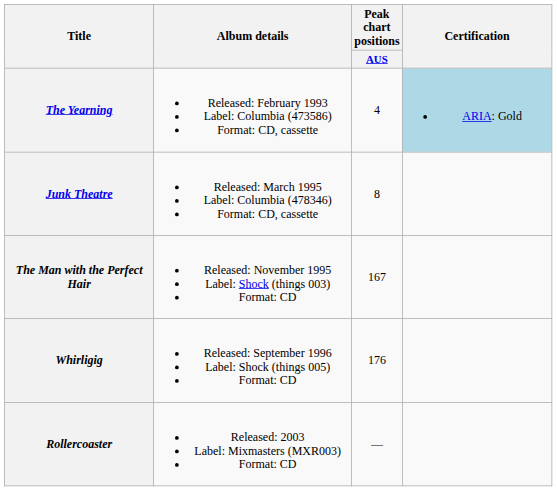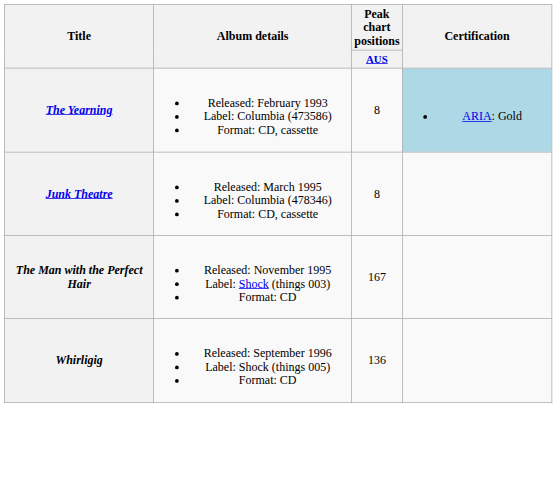(377, 110) 4 -> (377, 110) 8
(377, 360) 176 -> (377, 360) 136
- row: (79, 444)
